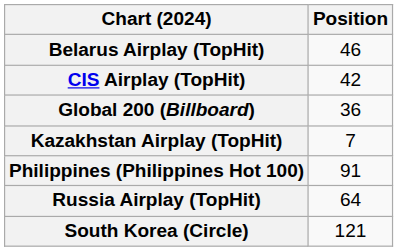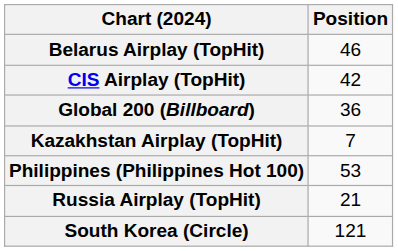(350, 170) 91 -> (350, 170) 53
(350, 200) 64 -> (350, 200) 21
